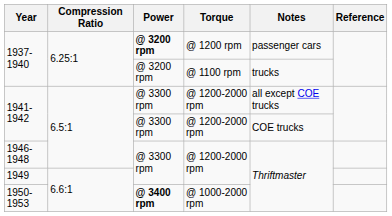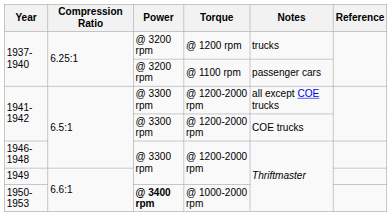(153, 45) bold -> (153, 45) normal
(286, 45) passenger cars -> (265, 45) trucks
(265, 72) trucks -> (286, 72) passenger cars
